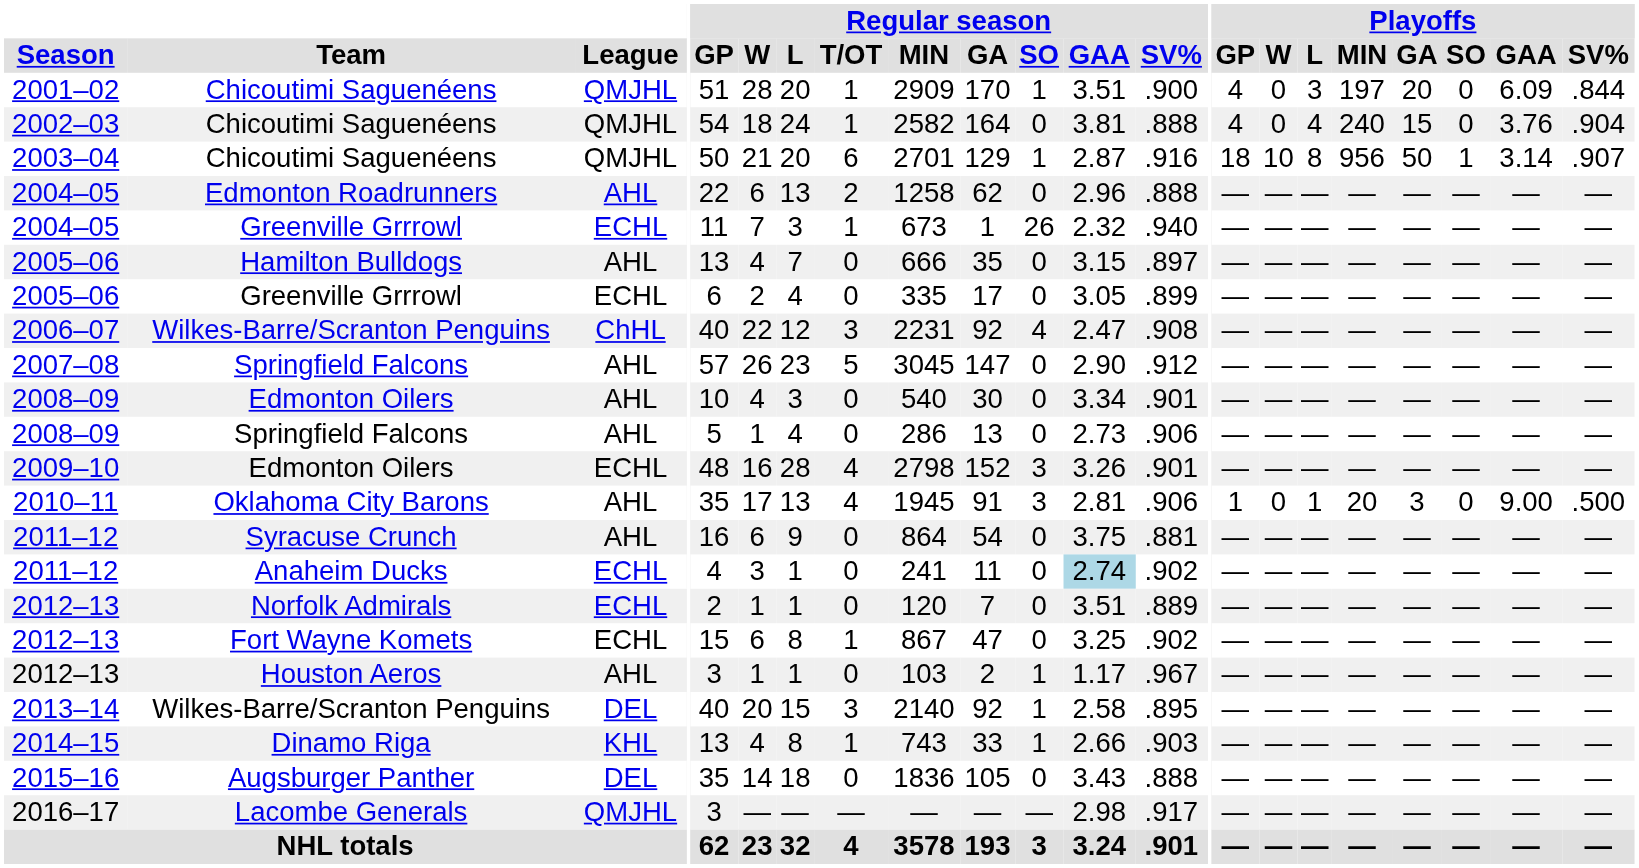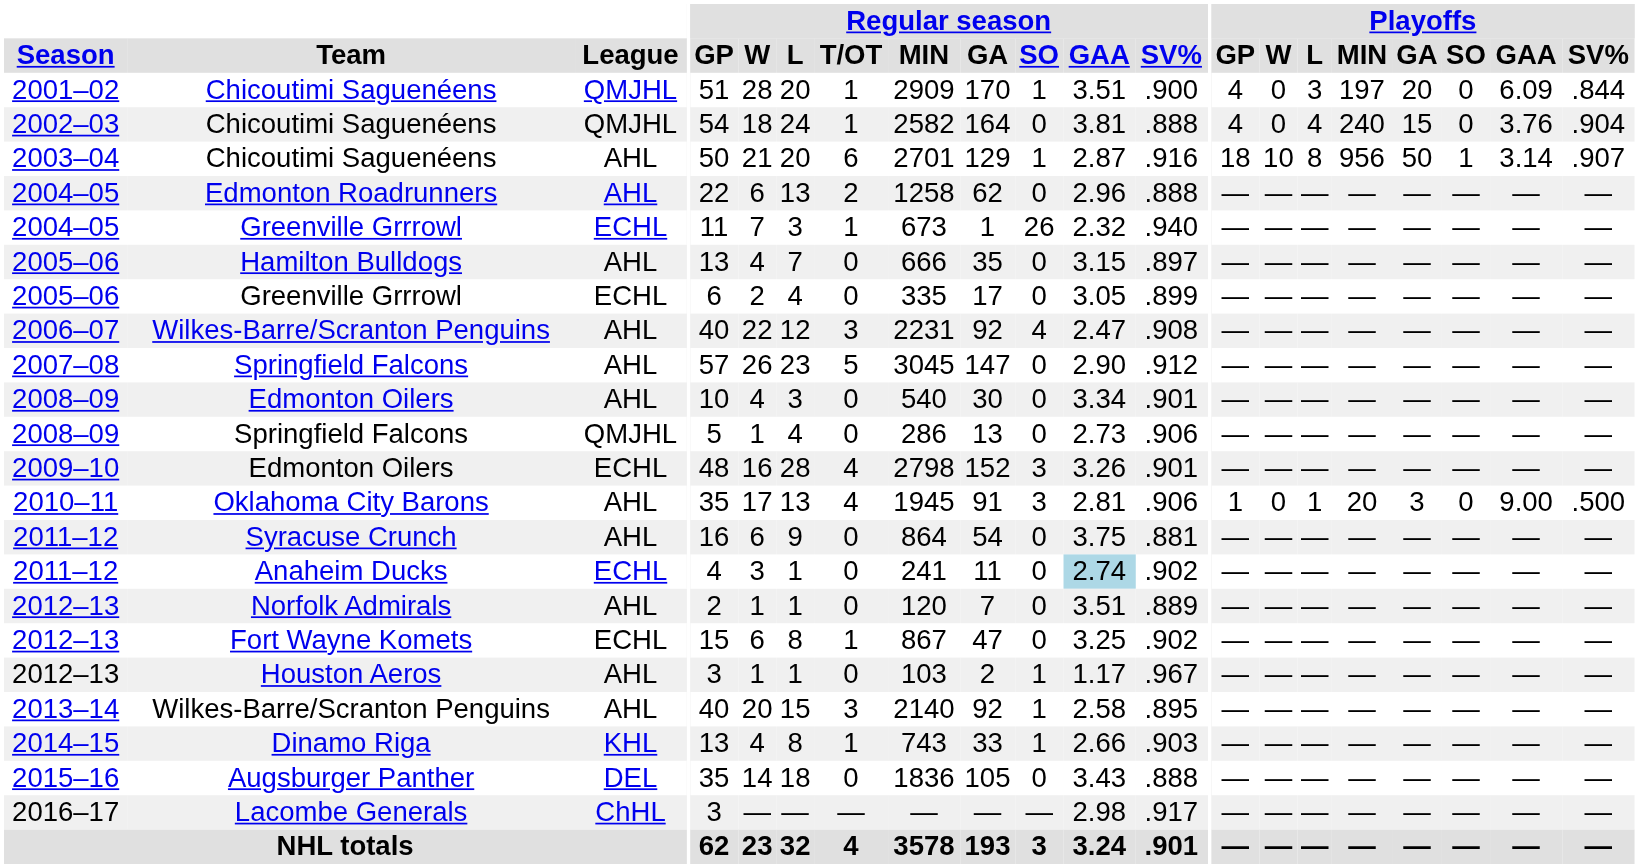(630, 158) QMJHL -> (631, 158) AHL
(631, 330) ChHL -> (631, 330) AHL
(631, 433) AHL -> (630, 433) QMJHL
(631, 605) ECHL -> (631, 605) AHL
(631, 708) DEL -> (631, 708) AHL
(630, 812) QMJHL -> (631, 812) ChHL
